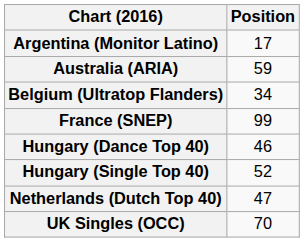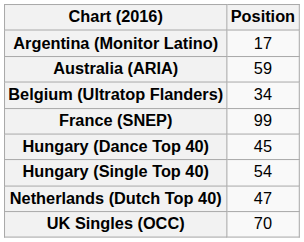(263, 146) 46 -> (263, 146) 45
(263, 172) 52 -> (263, 172) 54
